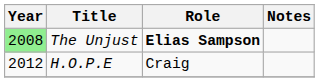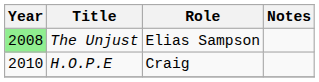(203, 40) bold -> (203, 40) normal
(26, 64) 2012 -> (26, 64) 2010
